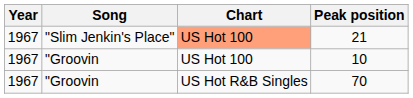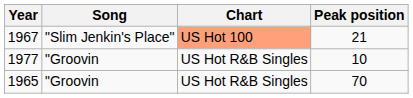(23, 59) 1967 -> (23, 59) 1977
(217, 59) US Hot 100 -> (244, 59) US Hot R&B Singles
(23, 81) 1967 -> (23, 81) 1965
